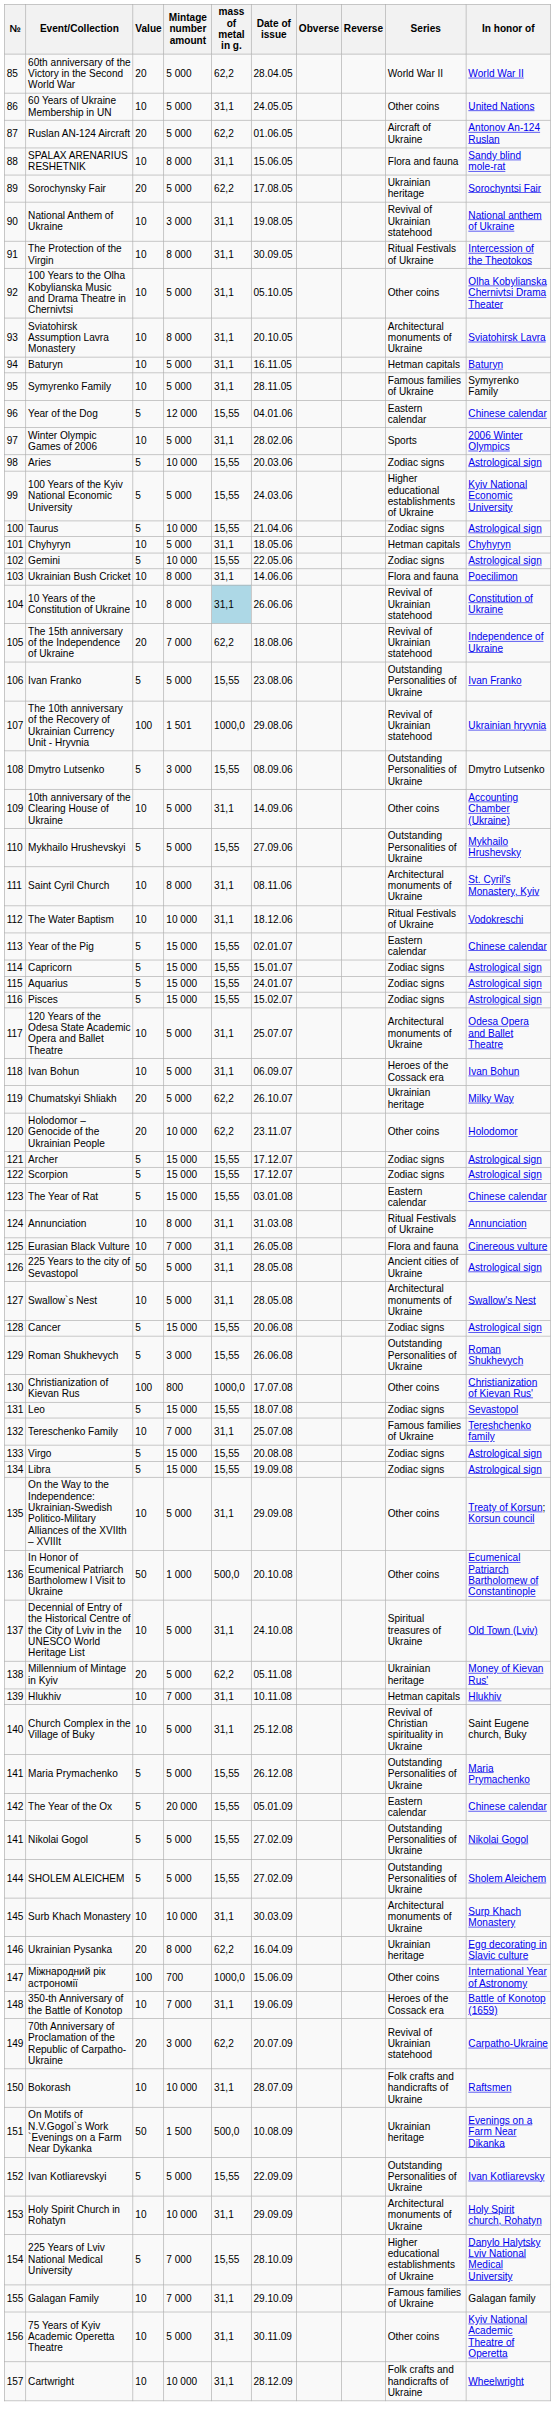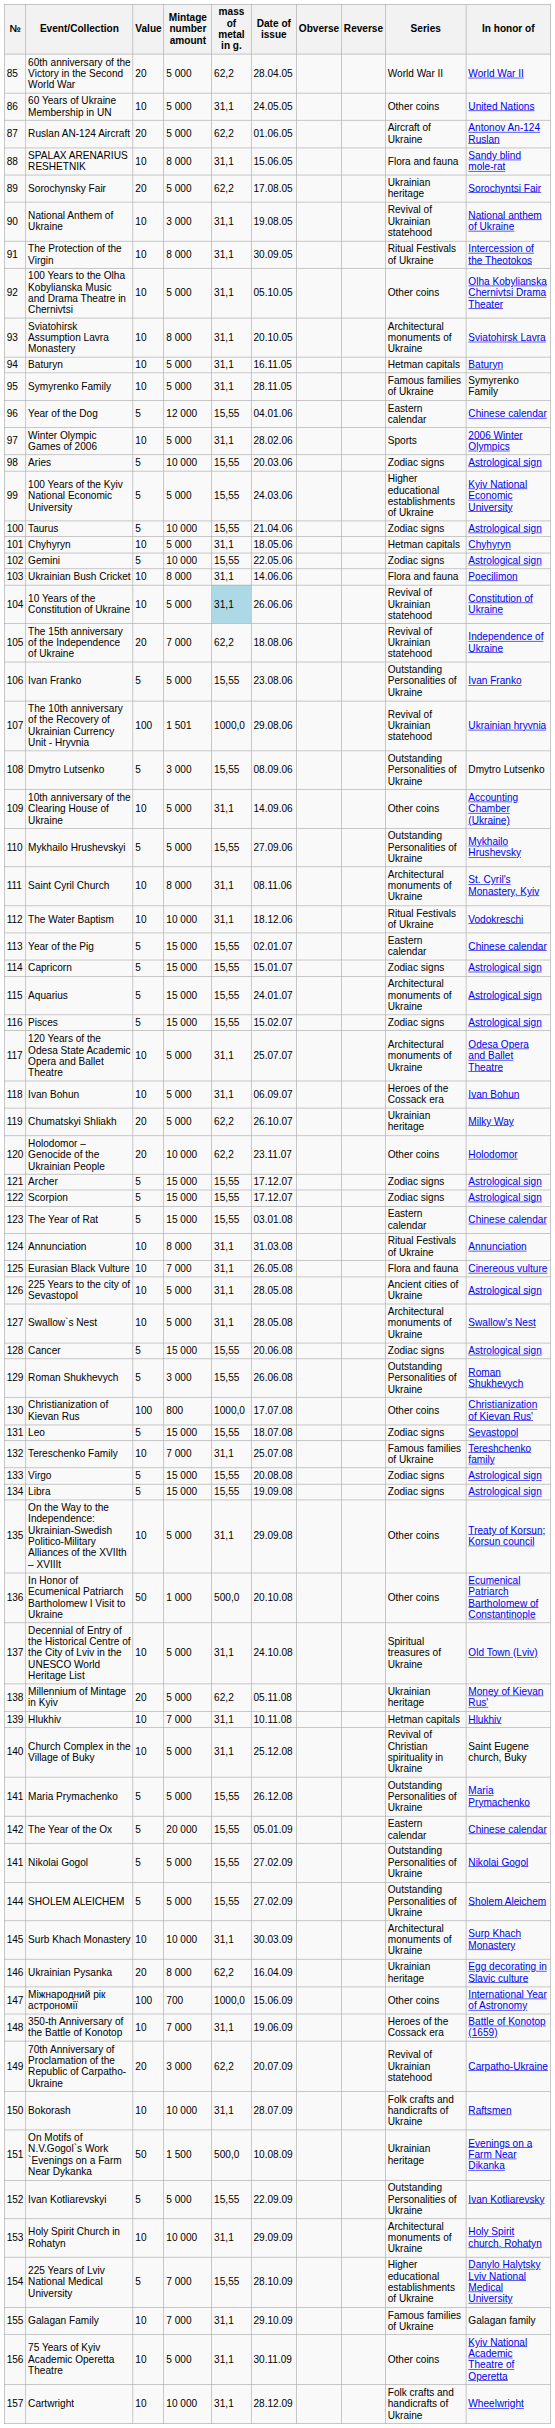(179, 604) 8 000 -> (179, 604) 5 000
(416, 984) Zodiac signs -> (420, 995) Architectural monuments of Ukraine
(141, 1267) 50 -> (141, 1290) 10
